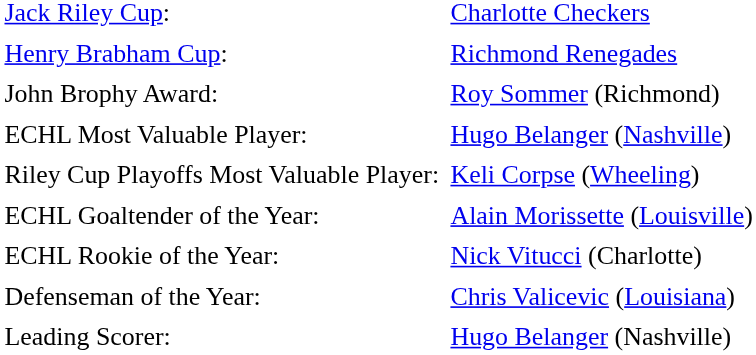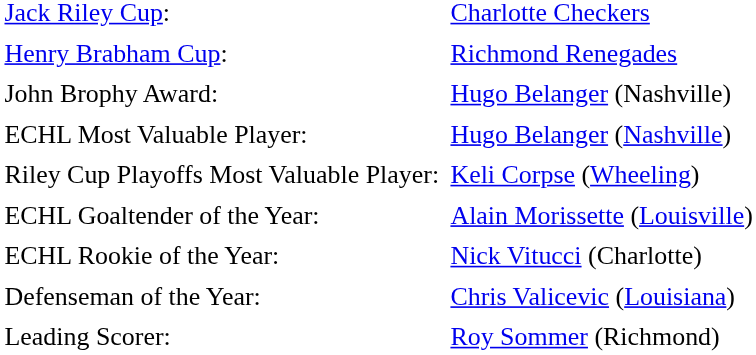(585, 93) Roy Sommer (Richmond) -> (591, 93) Hugo Belanger (Nashville)
(591, 336) Hugo Belanger (Nashville) -> (585, 336) Roy Sommer (Richmond)
